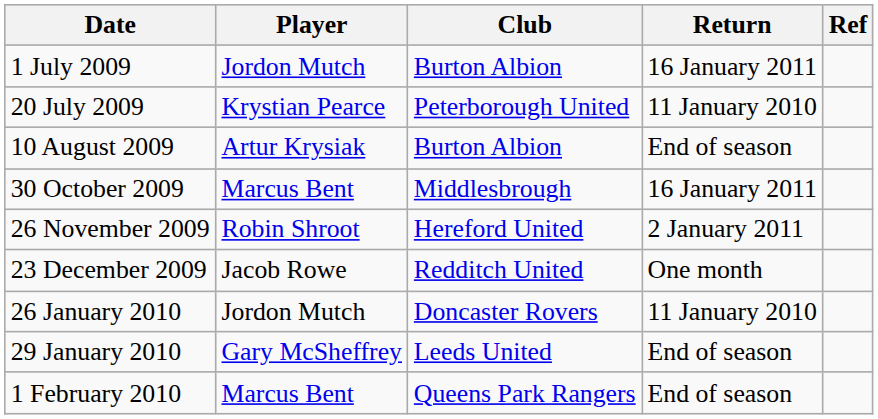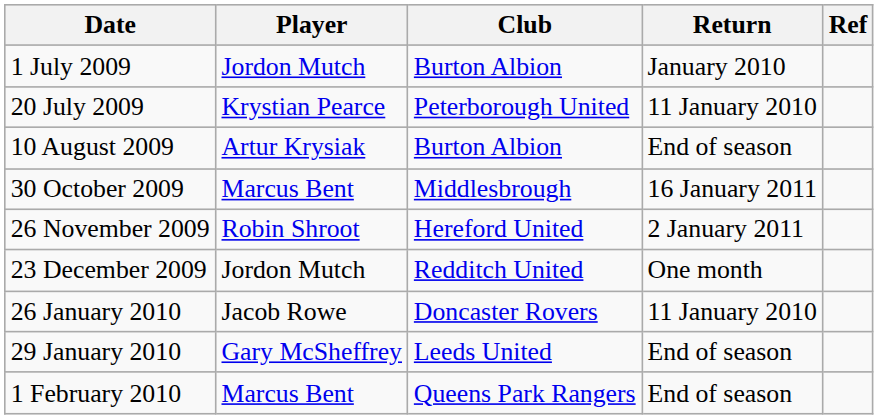(732, 65) 16 January 2011 -> (717, 65) January 2010
(284, 270) Jacob Rowe -> (293, 270) Jordon Mutch
(293, 310) Jordon Mutch -> (284, 310) Jacob Rowe
